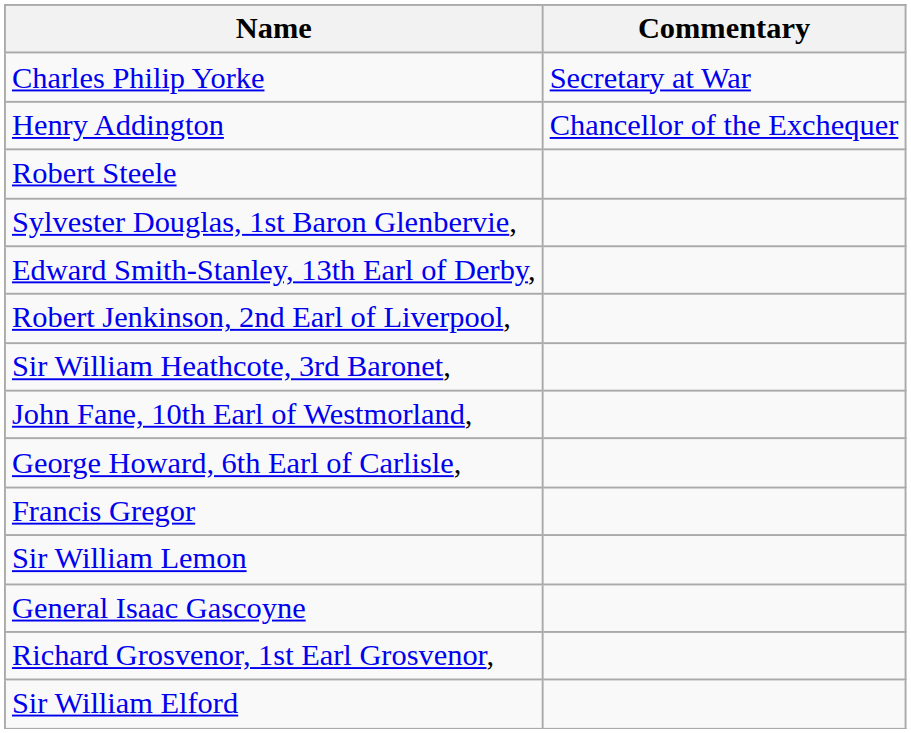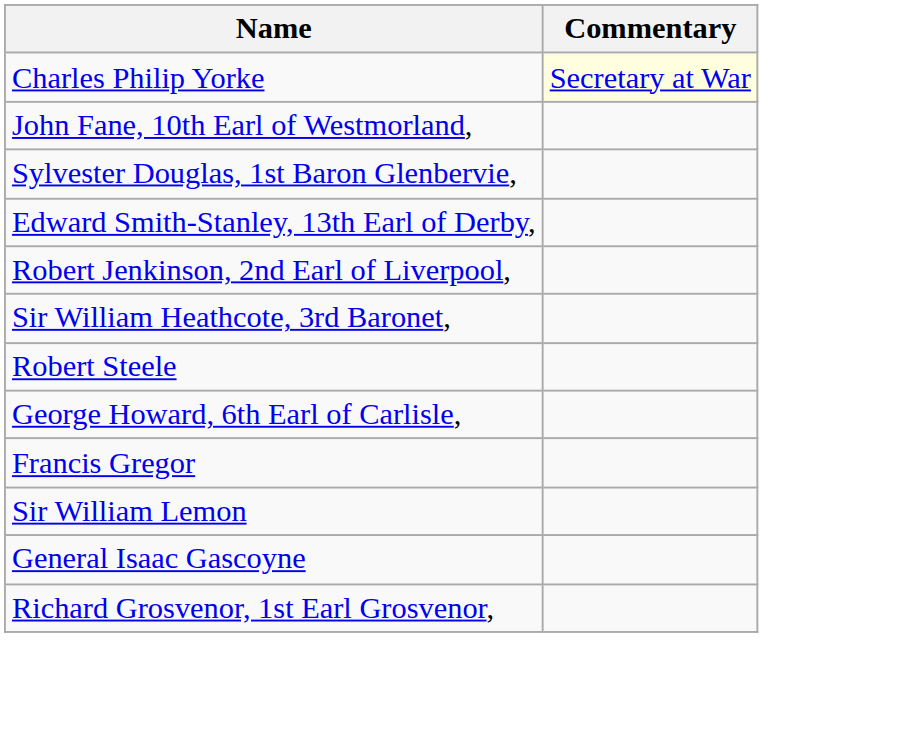(650, 76) no background -> (650, 76) lightyellow background
- row: (118, 125)
rows swapped: (94, 173) <-> (242, 414)
- row: (125, 703)
